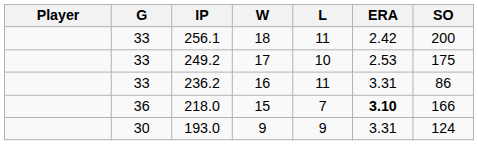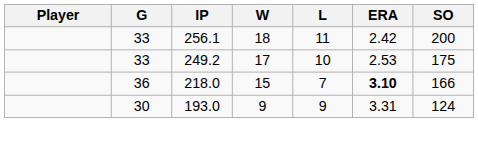- row: (202, 83)
